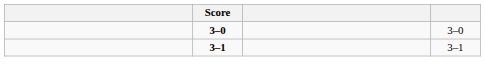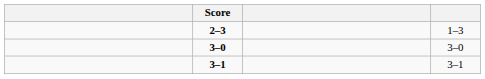+ row: (218, 30)
